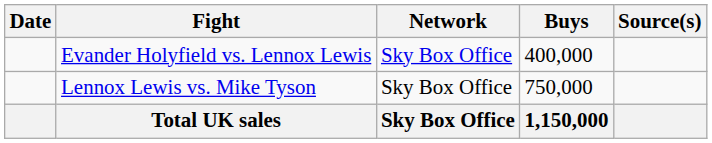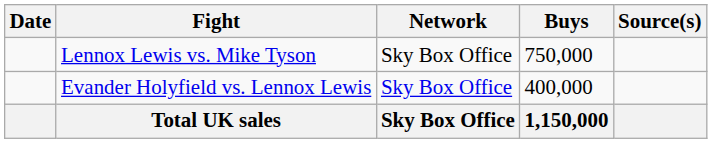rows swapped: (216, 54) <-> (188, 87)
